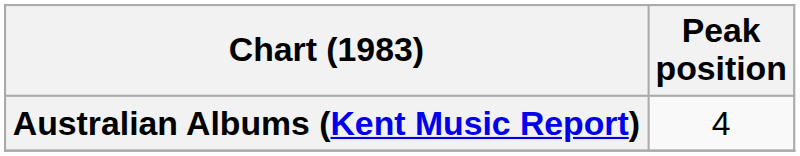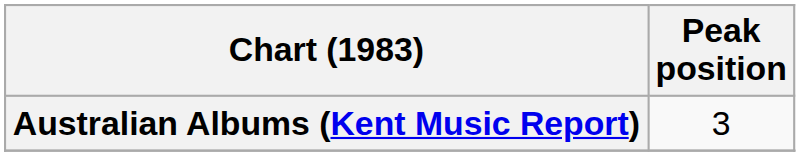(721, 122) 4 -> (721, 122) 3
